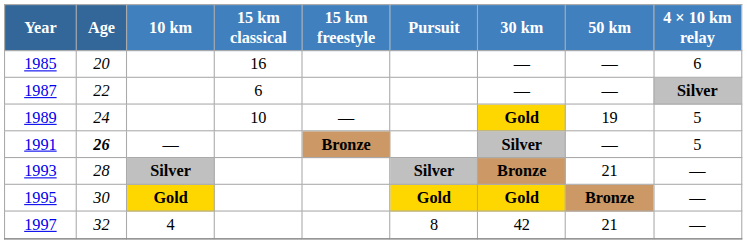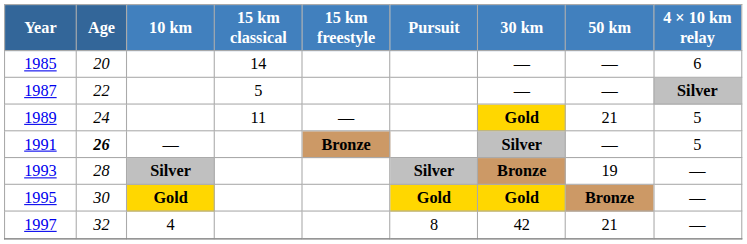(258, 64) 16 -> (258, 64) 14
(258, 90) 6 -> (258, 90) 5
(258, 117) 10 -> (258, 117) 11
(610, 117) 19 -> (610, 117) 21
(610, 171) 21 -> (610, 171) 19
